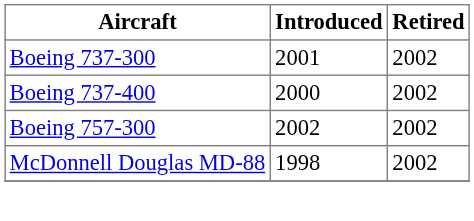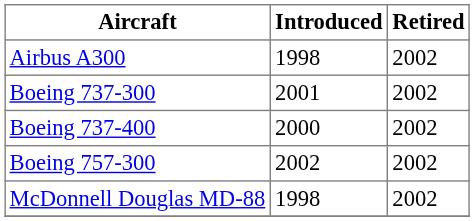+ row: (68, 57)
